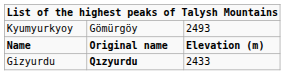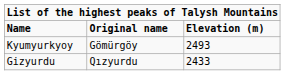rows swapped: (19, 45) <-> (40, 29)
(114, 61) bold -> (114, 61) normal
